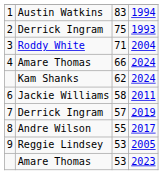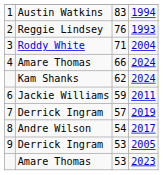(60, 29) Derrick Ingram -> (60, 29) Reggie Lindsey
(120, 29) 75 -> (120, 29) 76
(120, 95) 58 -> (120, 95) 59
(120, 128) 55 -> (120, 128) 54
(60, 145) Reggie Lindsey -> (60, 145) Derrick Ingram
